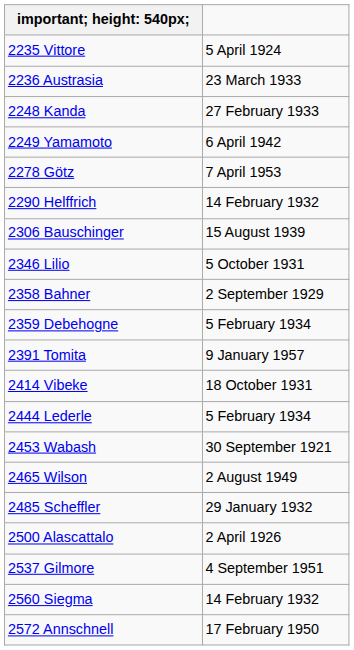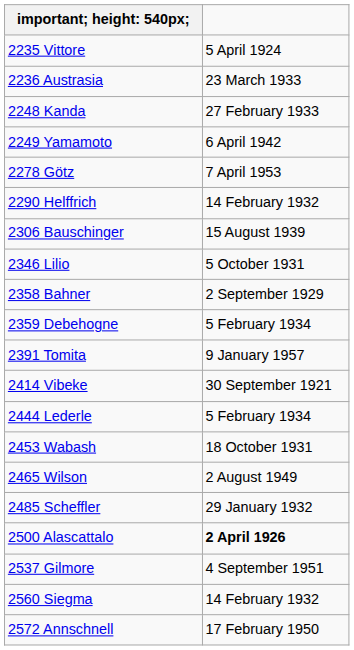(259, 385) 18 October 1931 -> (269, 385) 30 September 1921
(269, 446) 30 September 1921 -> (259, 446) 18 October 1931
(243, 538) normal -> (246, 538) bold
